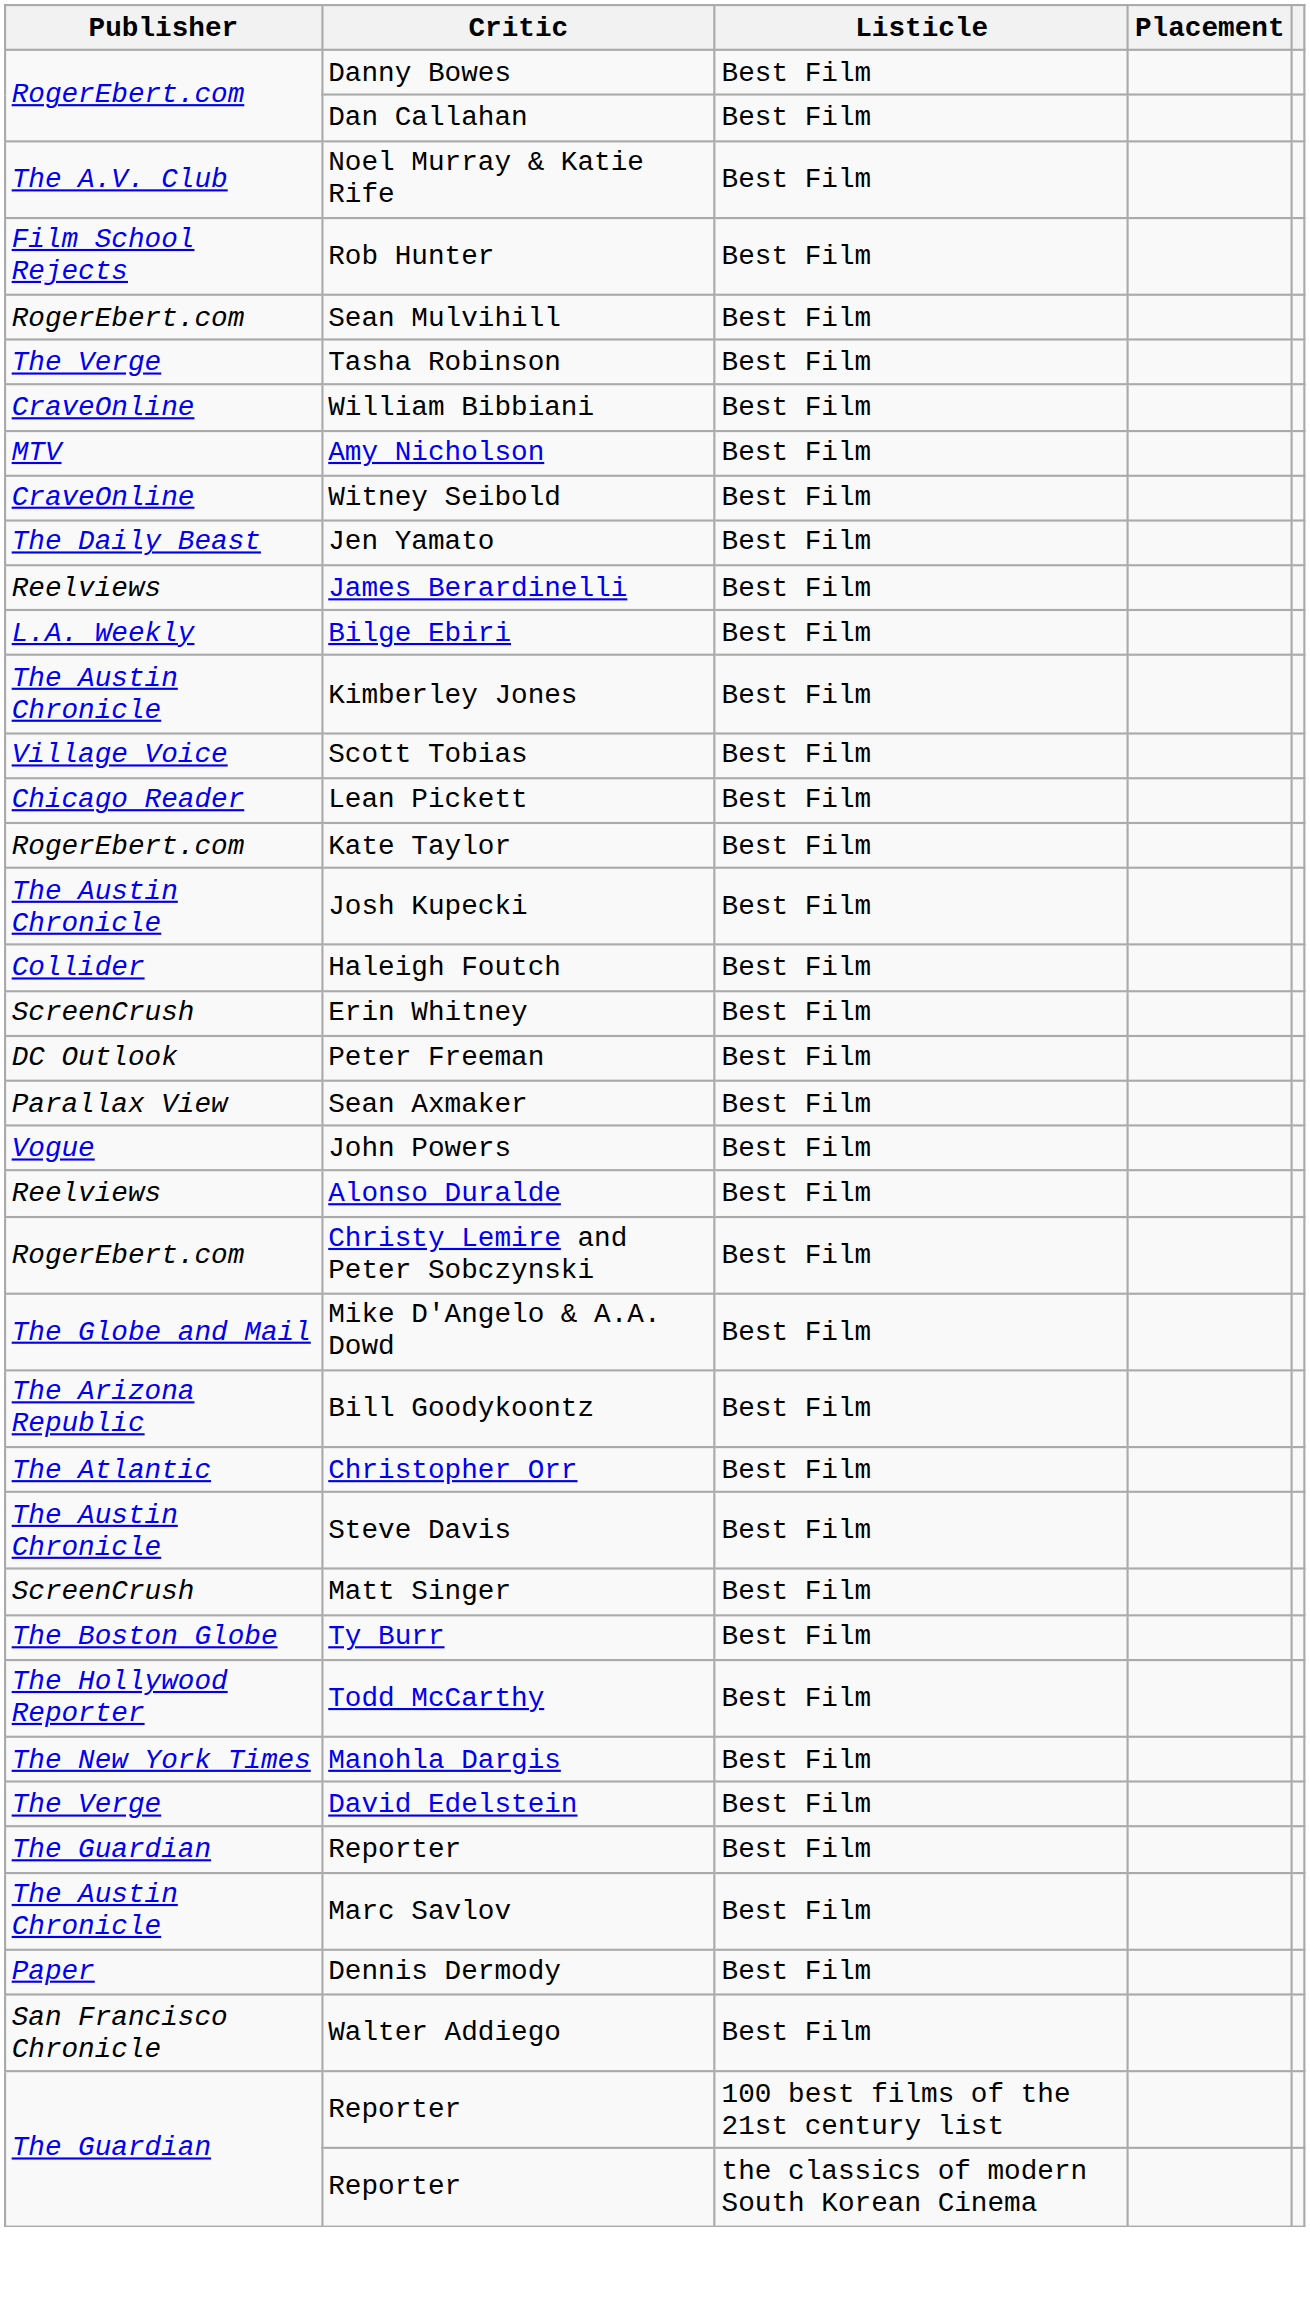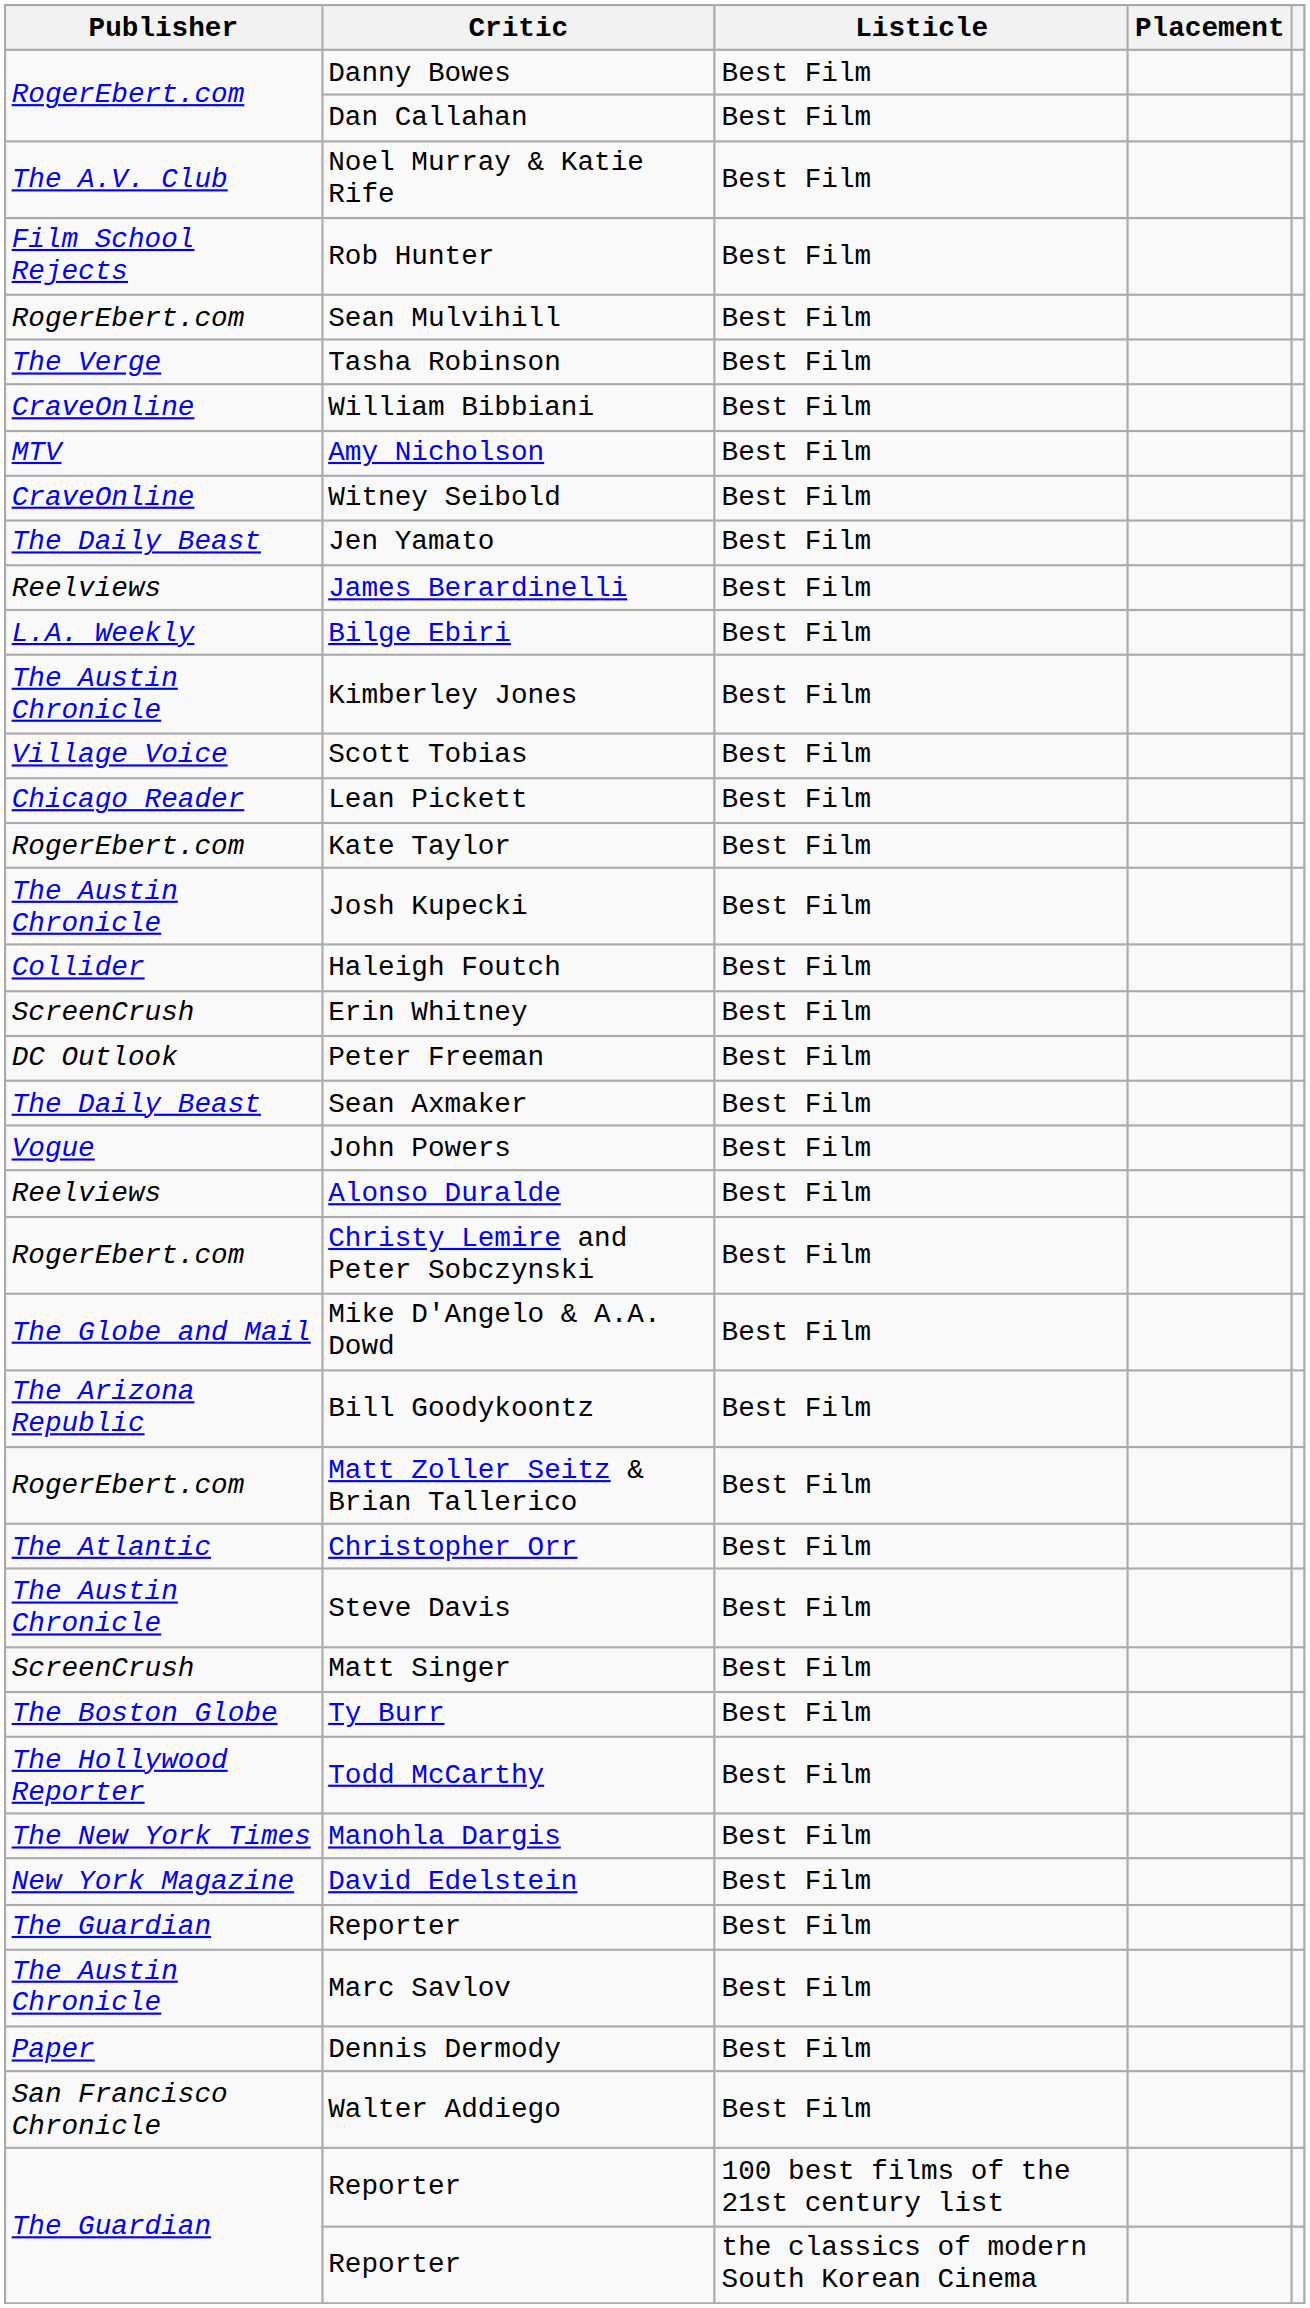(120, 1103) Parallax View -> (136, 1103) The Daily Beast
+ row: (486, 1486)
(86, 1804) The Verge -> (153, 1882) New York Magazine
